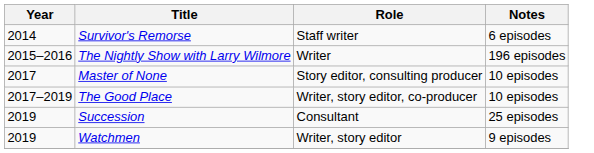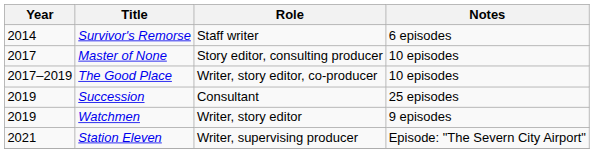- row: (184, 55)
+ row: (120, 138)
